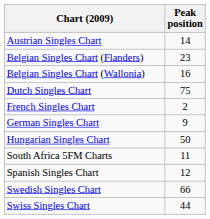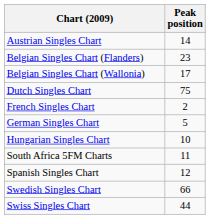(185, 73) 16 -> (185, 73) 17
(185, 123) 9 -> (185, 123) 5
(185, 139) 50 -> (185, 139) 10
